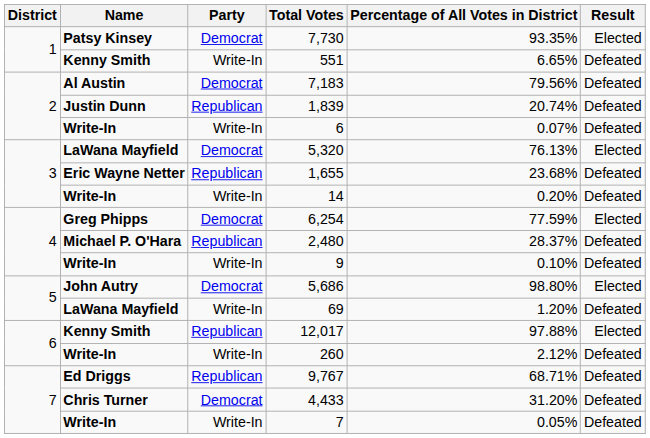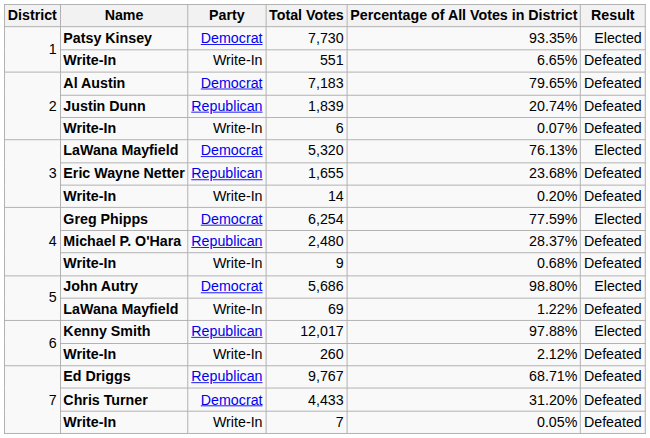(107, 60) Kenny Smith -> (90, 60) Write-In
(553, 83) 79.56% -> (553, 83) 79.65%
(557, 264) 0.10% -> (557, 264) 0.68%
(557, 309) 1.20% -> (557, 309) 1.22%
